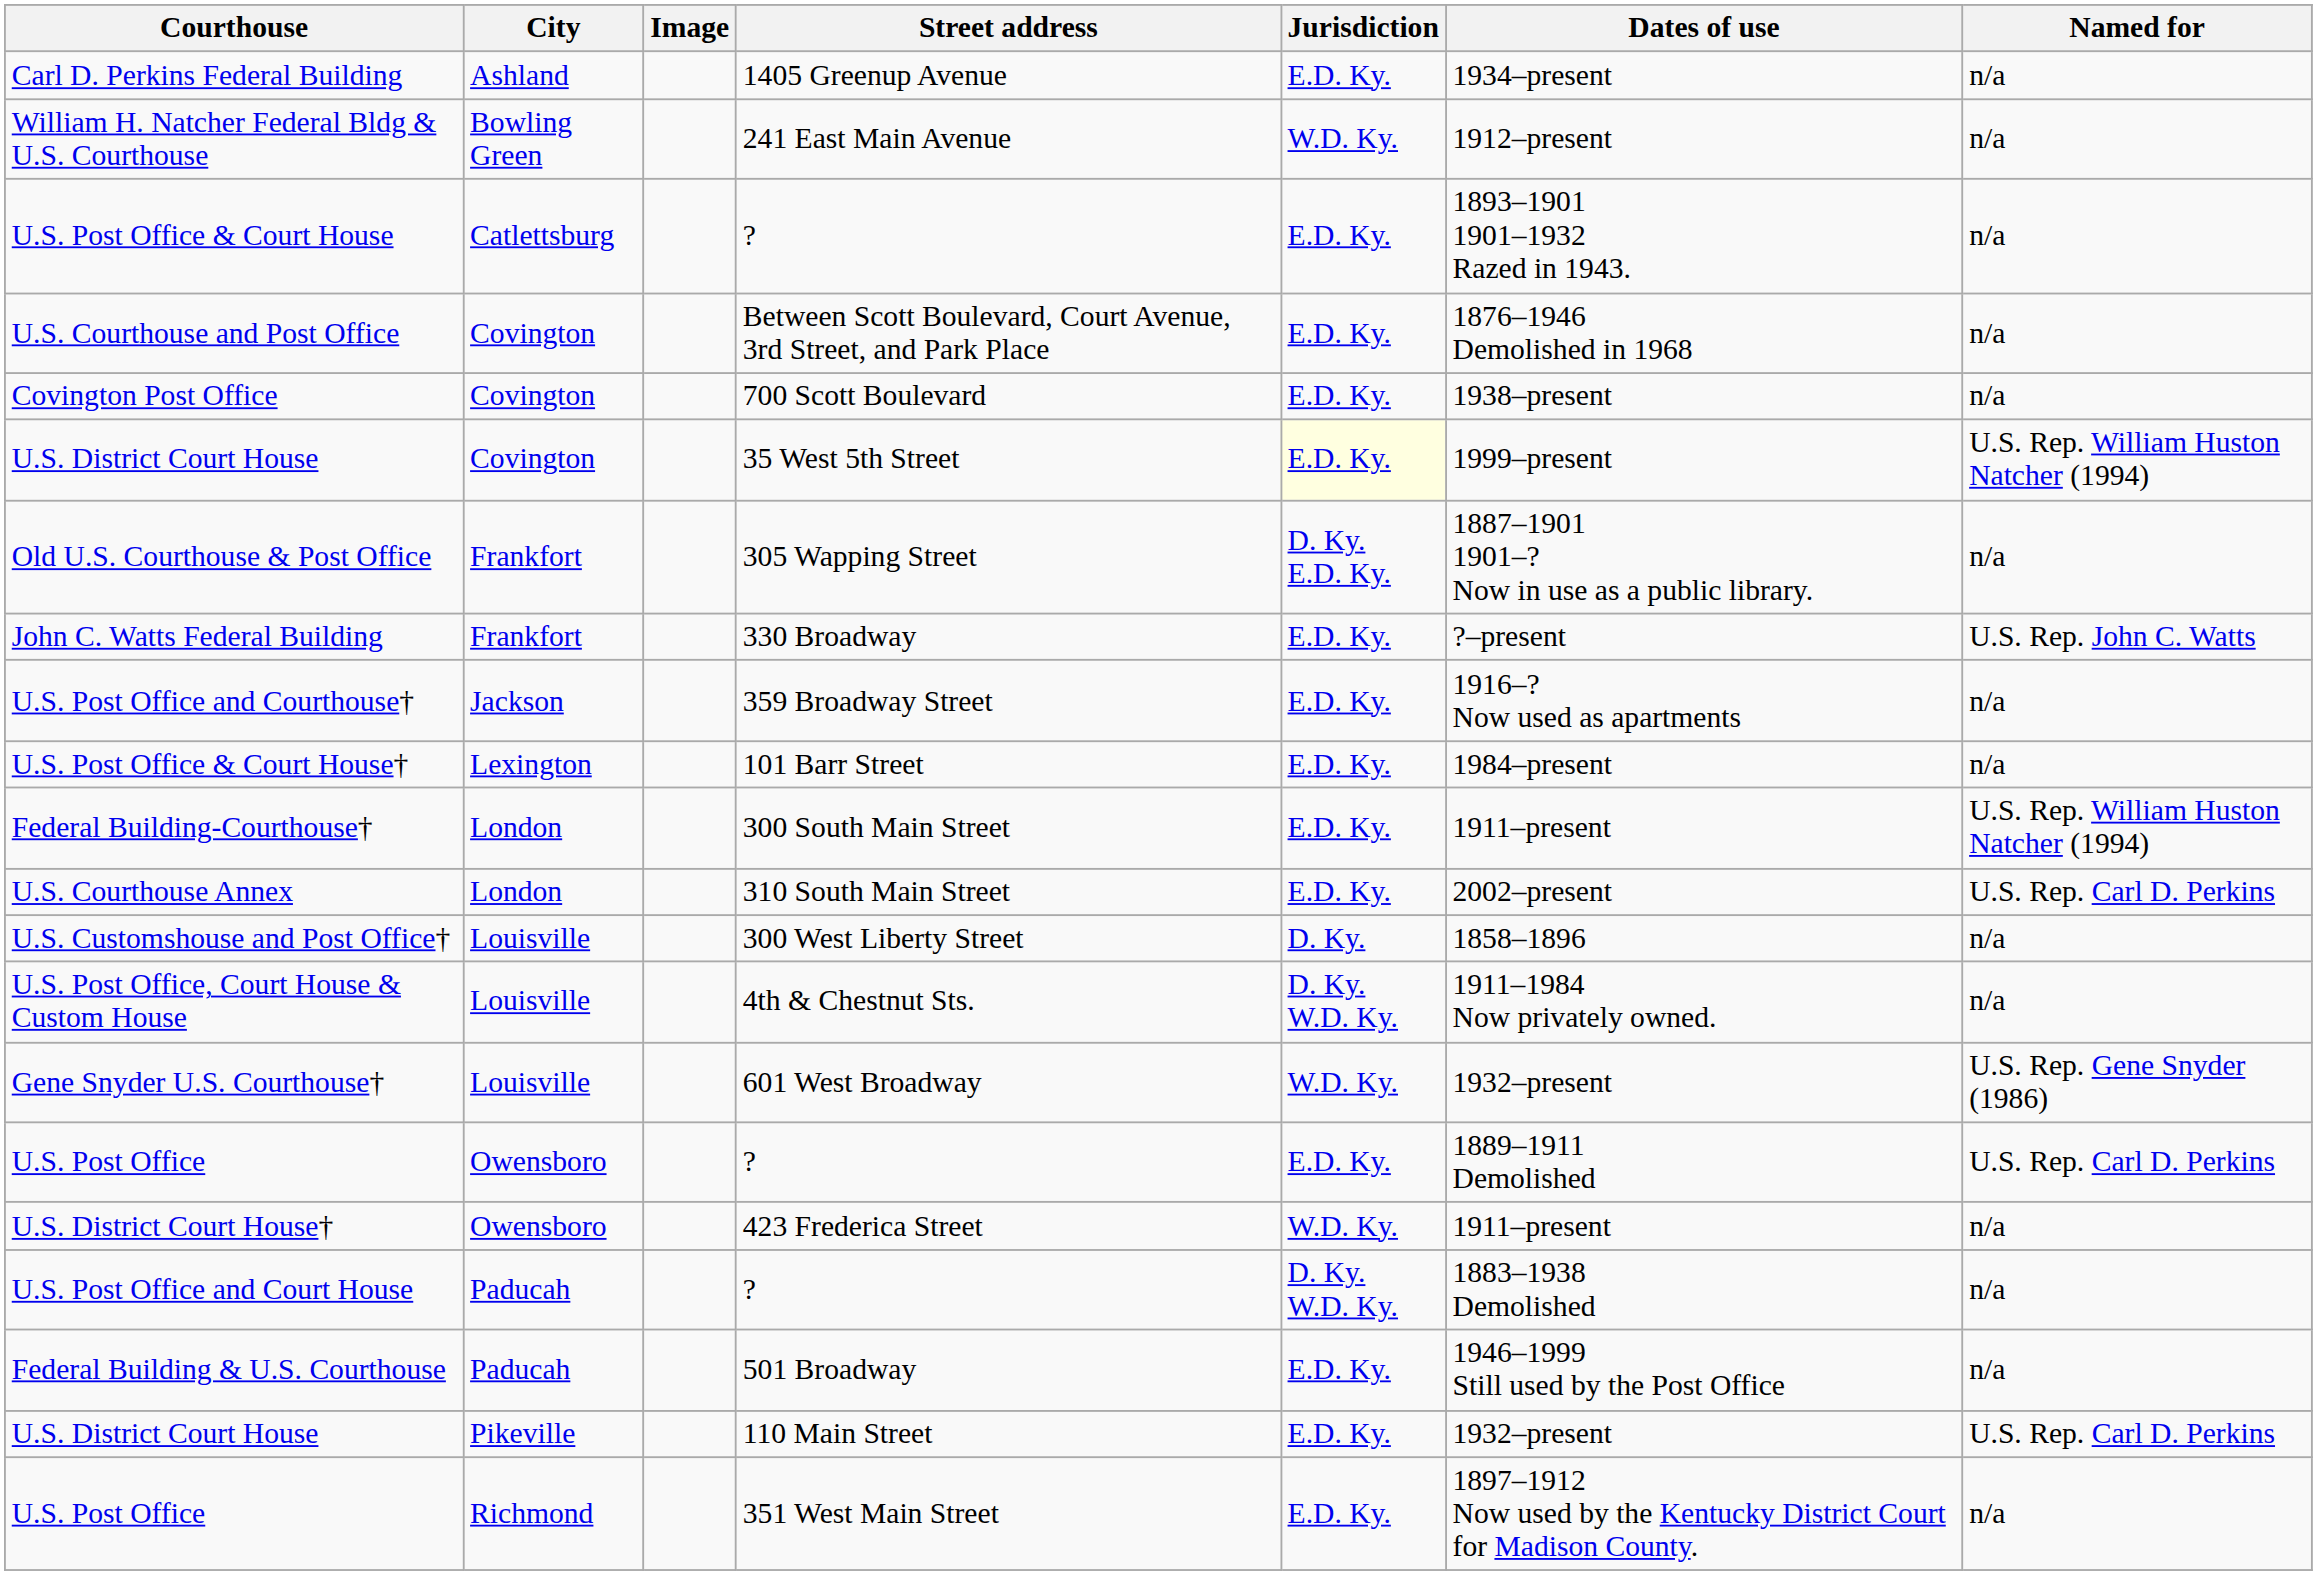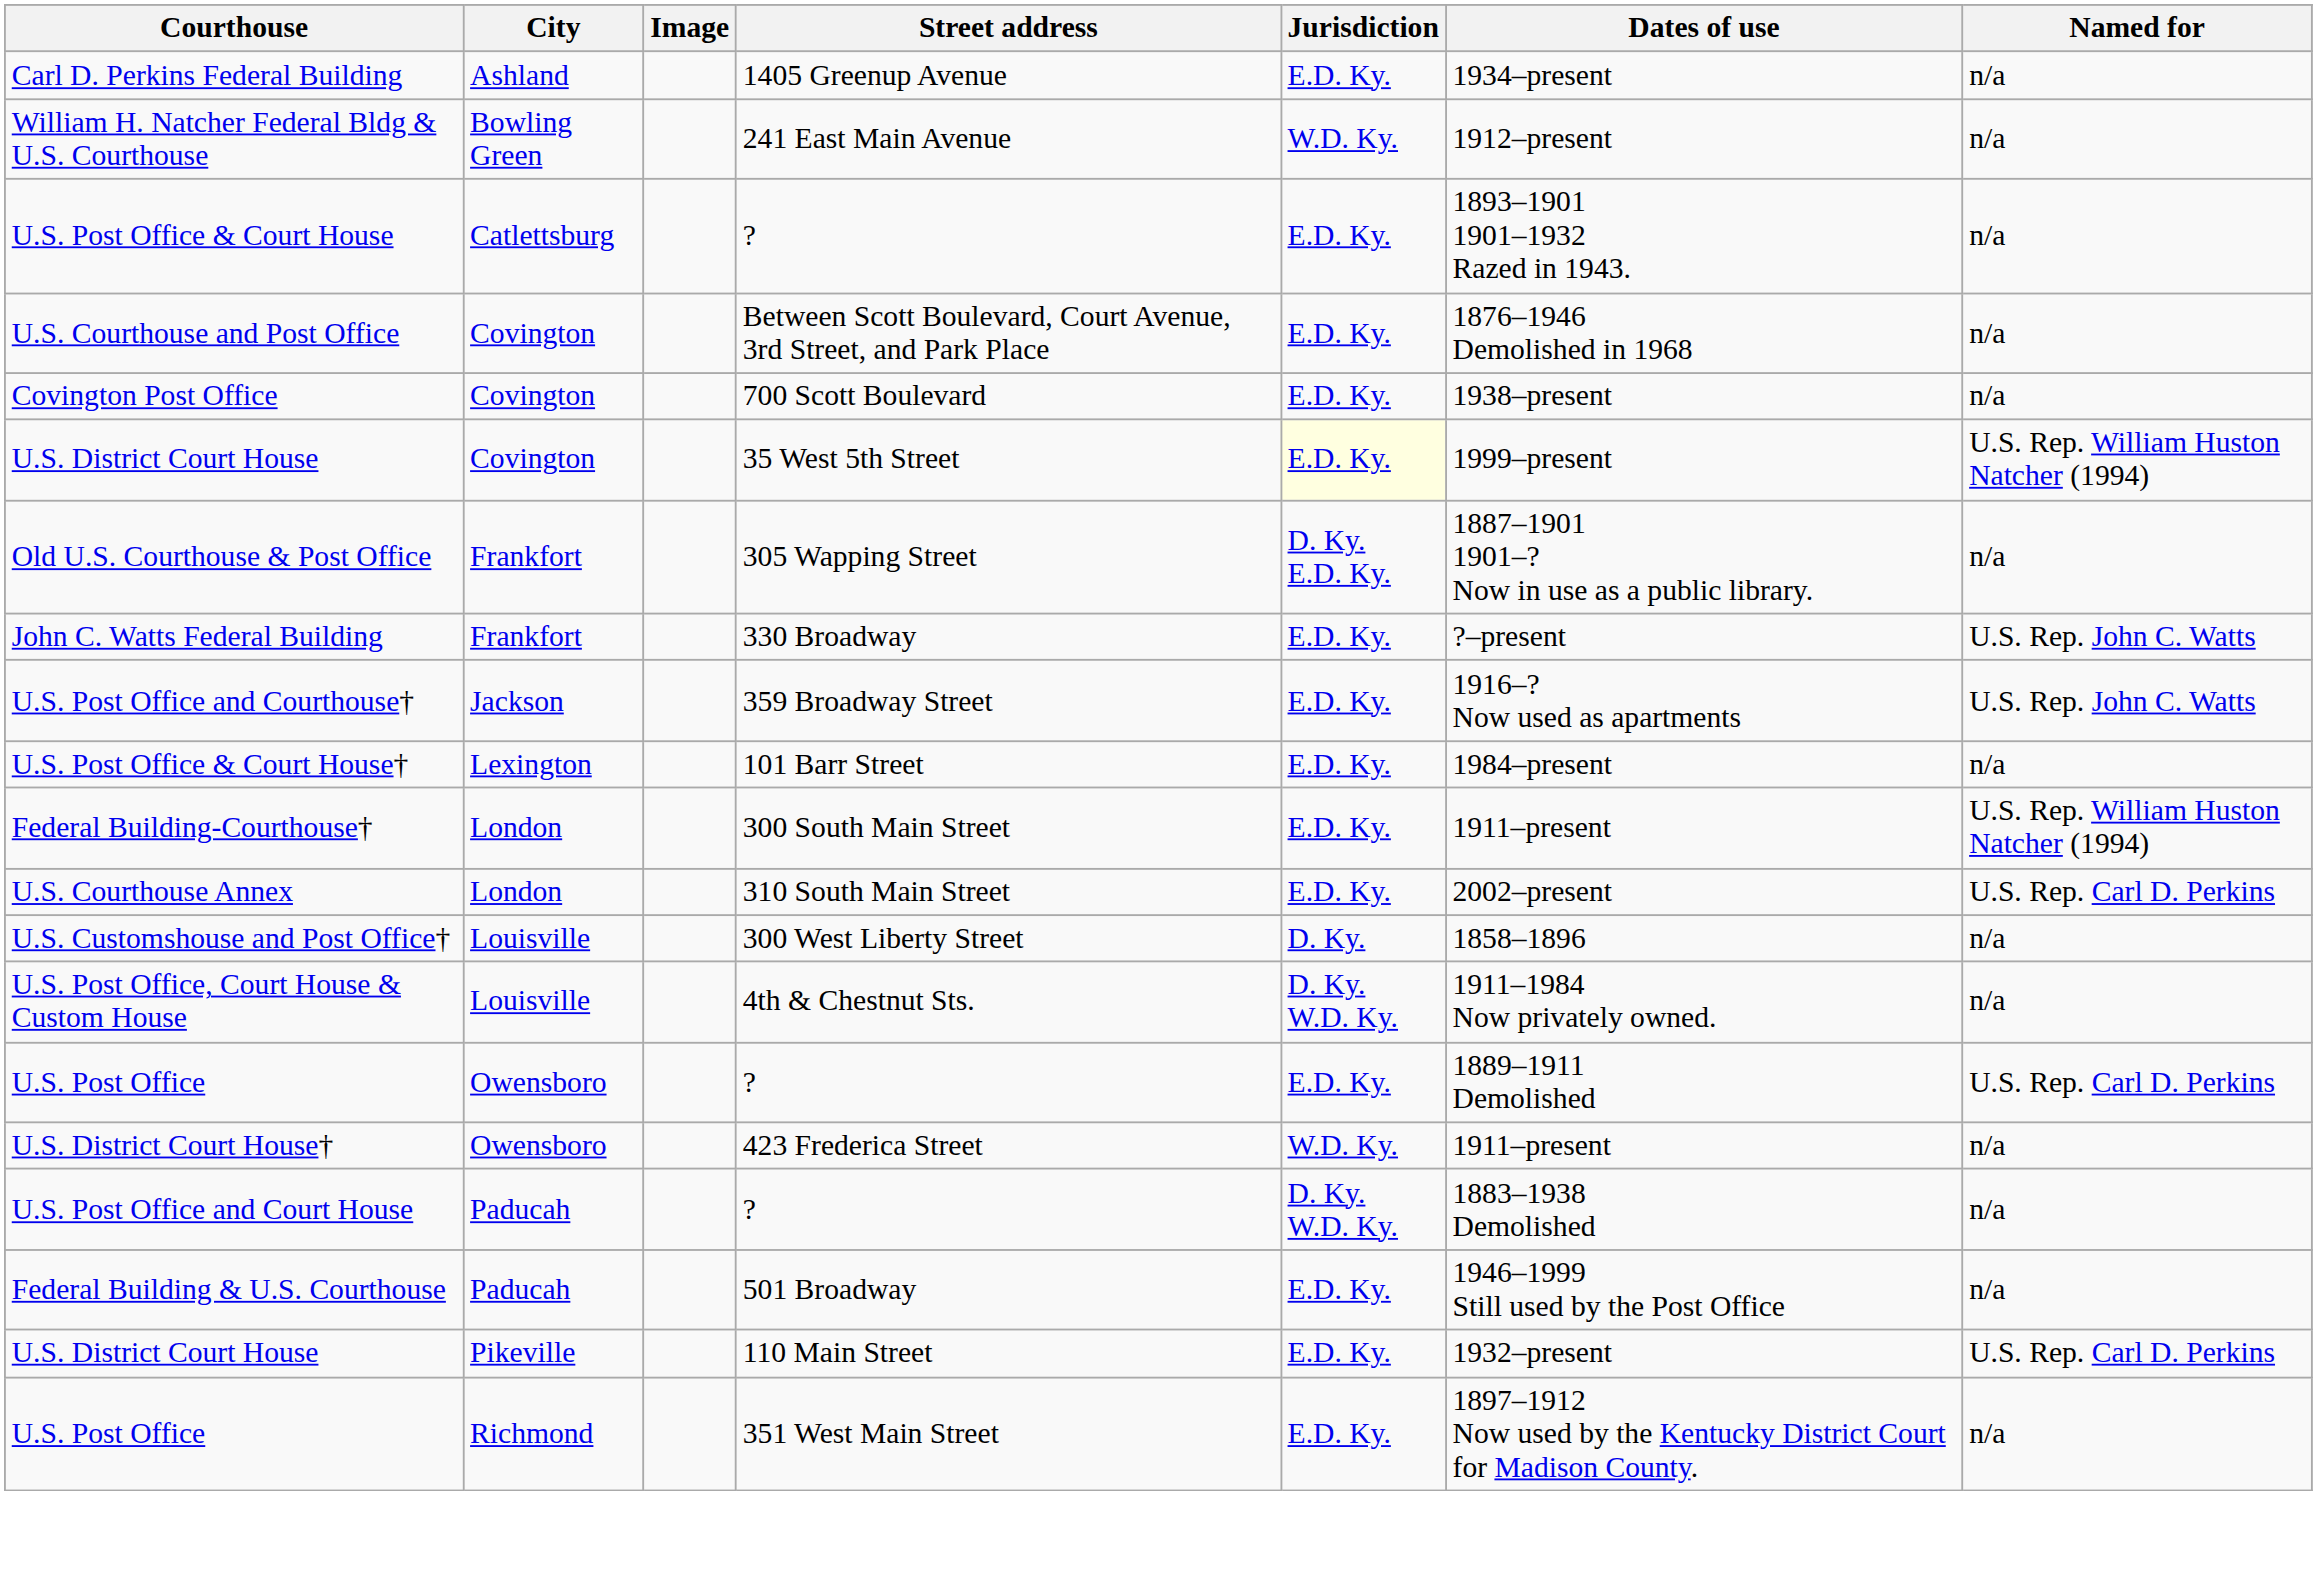(1987, 700) n/a -> (2112, 700) U.S. Rep. John C. Watts
- row: (198, 1081)
